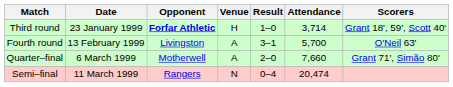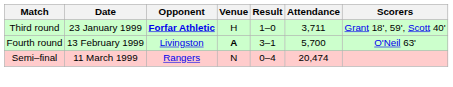(314, 27) 3,714 -> (313, 27) 3,711
(234, 43) normal -> (234, 43) bold
- row: (35, 58)
